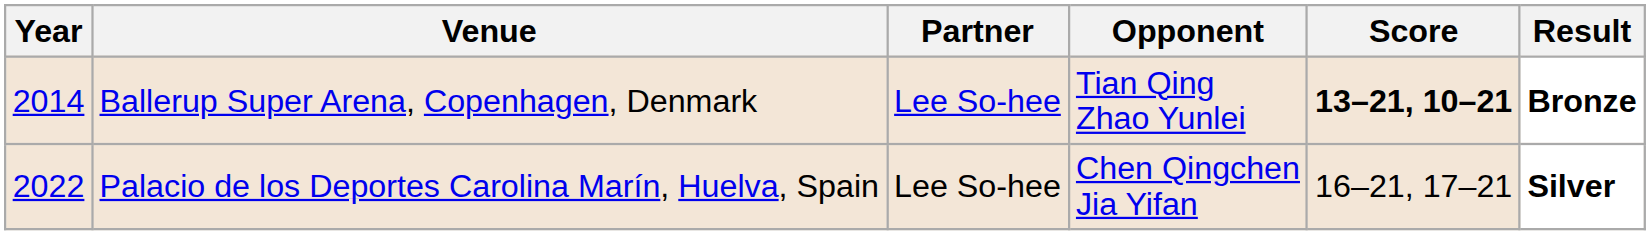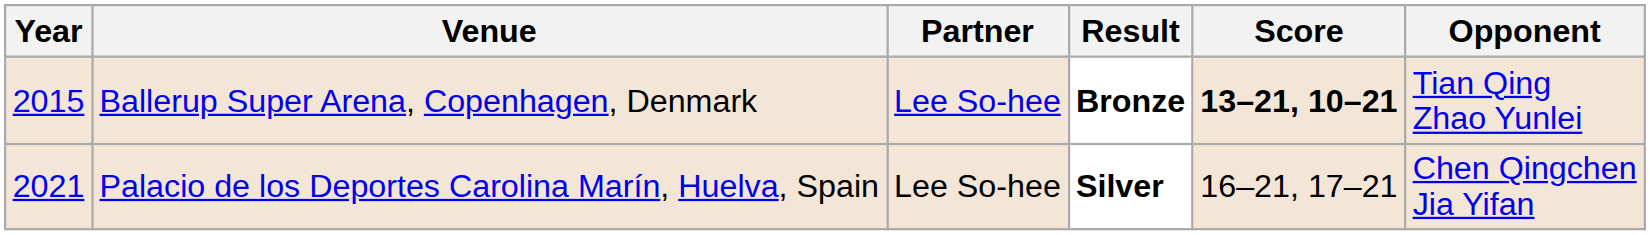columns swapped: (1188, 31) <-> (1582, 31)
(49, 100) 2014 -> (49, 100) 2015
(49, 187) 2022 -> (49, 187) 2021
